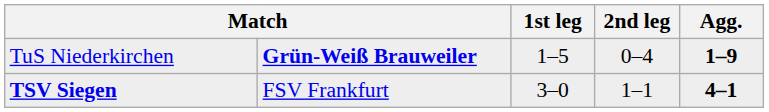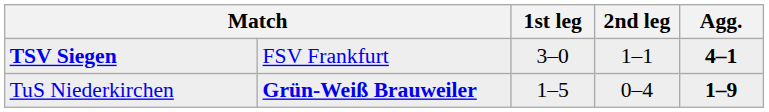rows swapped: (63, 90) <-> (92, 55)
